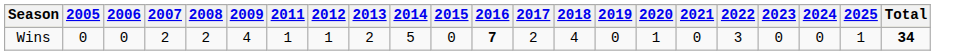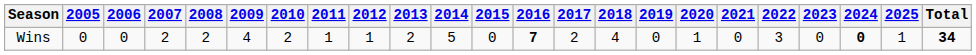+ column: (288, 16)
(820, 39) normal -> (861, 39) bold
